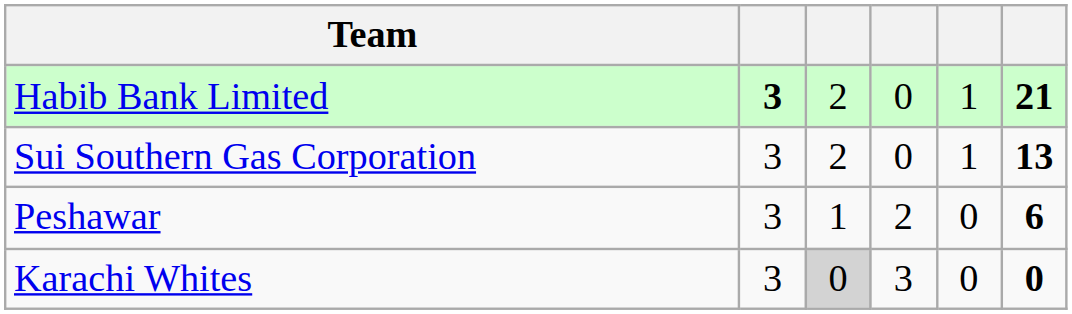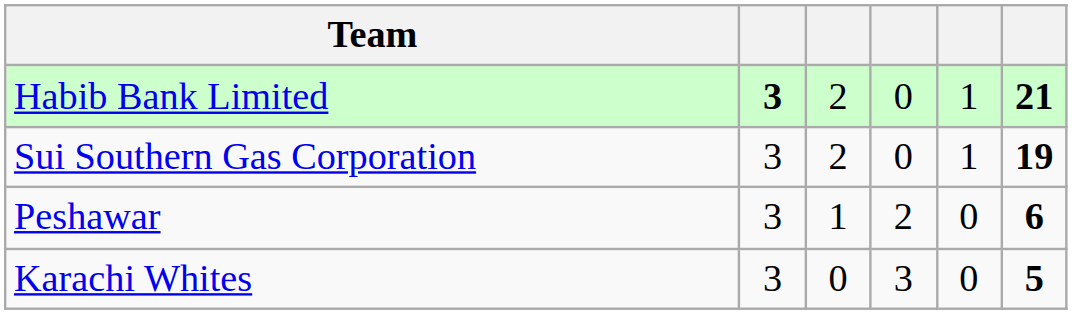(1034, 156) 13 -> (1034, 156) 19
(838, 277) lightgrey background -> (838, 277) no background
(1034, 277) 0 -> (1034, 277) 5
